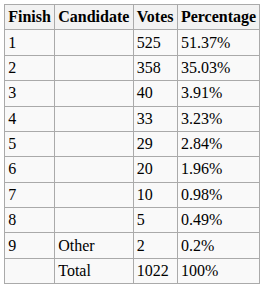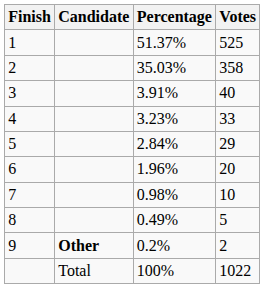columns swapped: (218, 17) <-> (155, 17)
(76, 245) normal -> (79, 245) bold
